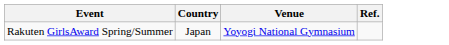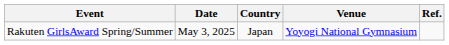+ column: (206, 13)
